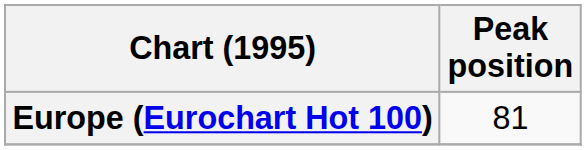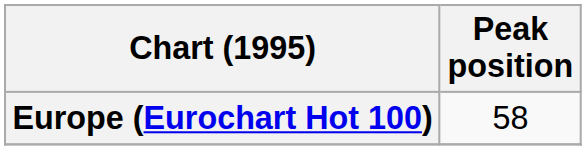(510, 117) 81 -> (510, 117) 58
